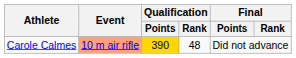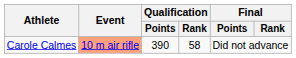(160, 45) gold background -> (160, 45) no background
(195, 45) 48 -> (195, 45) 58
